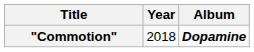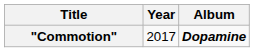(161, 36) 2018 -> (161, 36) 2017
